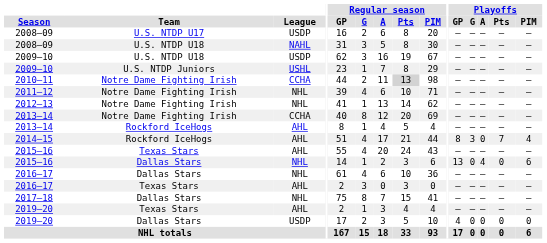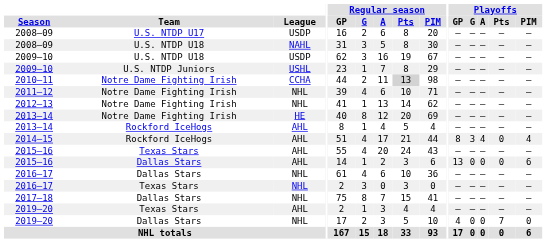(300, 115) CCHA -> (300, 115) HE
(483, 139) 0 -> (483, 139) 4
(502, 139) 7 -> (502, 139) 0
(300, 162) NHL -> (300, 162) AHL
(483, 162) 4 -> (483, 162) 0
(300, 186) AHL -> (300, 186) NHL
(300, 221) USDP -> (300, 221) NHL
(502, 221) 0 -> (502, 221) 7
